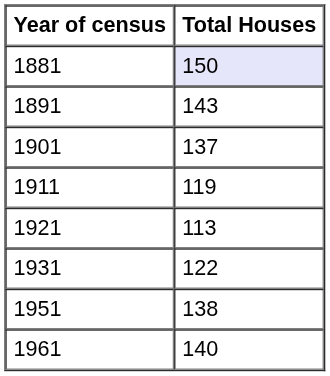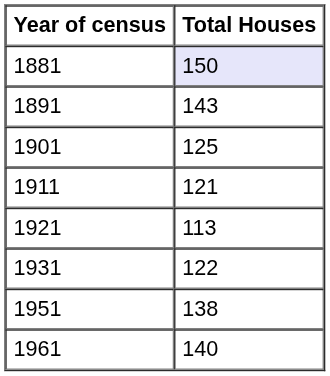(200, 146) 137 -> (200, 146) 125
(199, 187) 119 -> (200, 187) 121
